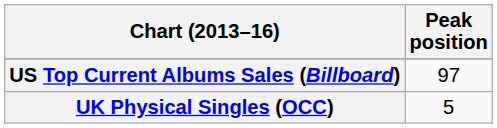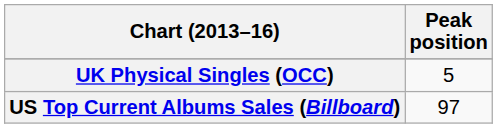rows swapped: (205, 107) <-> (205, 75)
